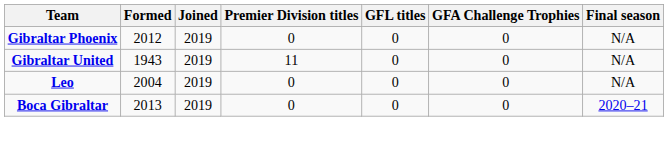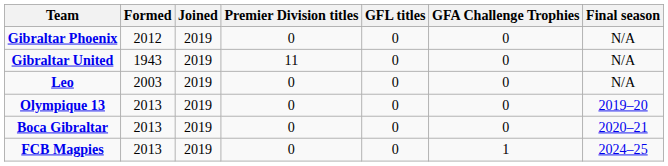(148, 82) 2004 -> (148, 82) 2003
+ row: (63, 104)
+ row: (63, 149)
